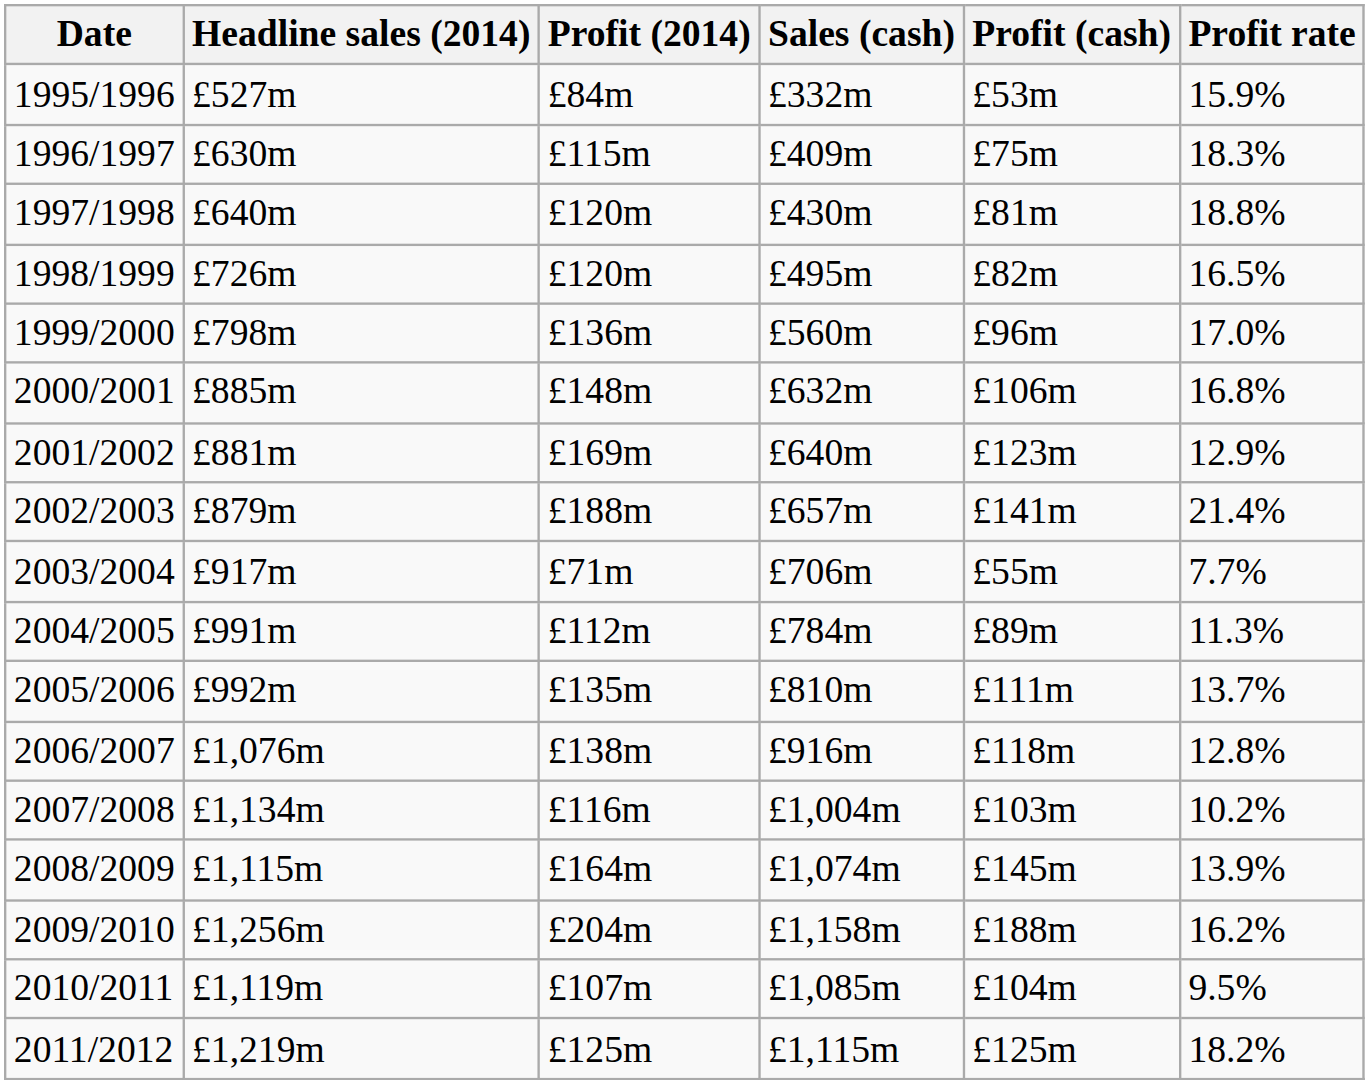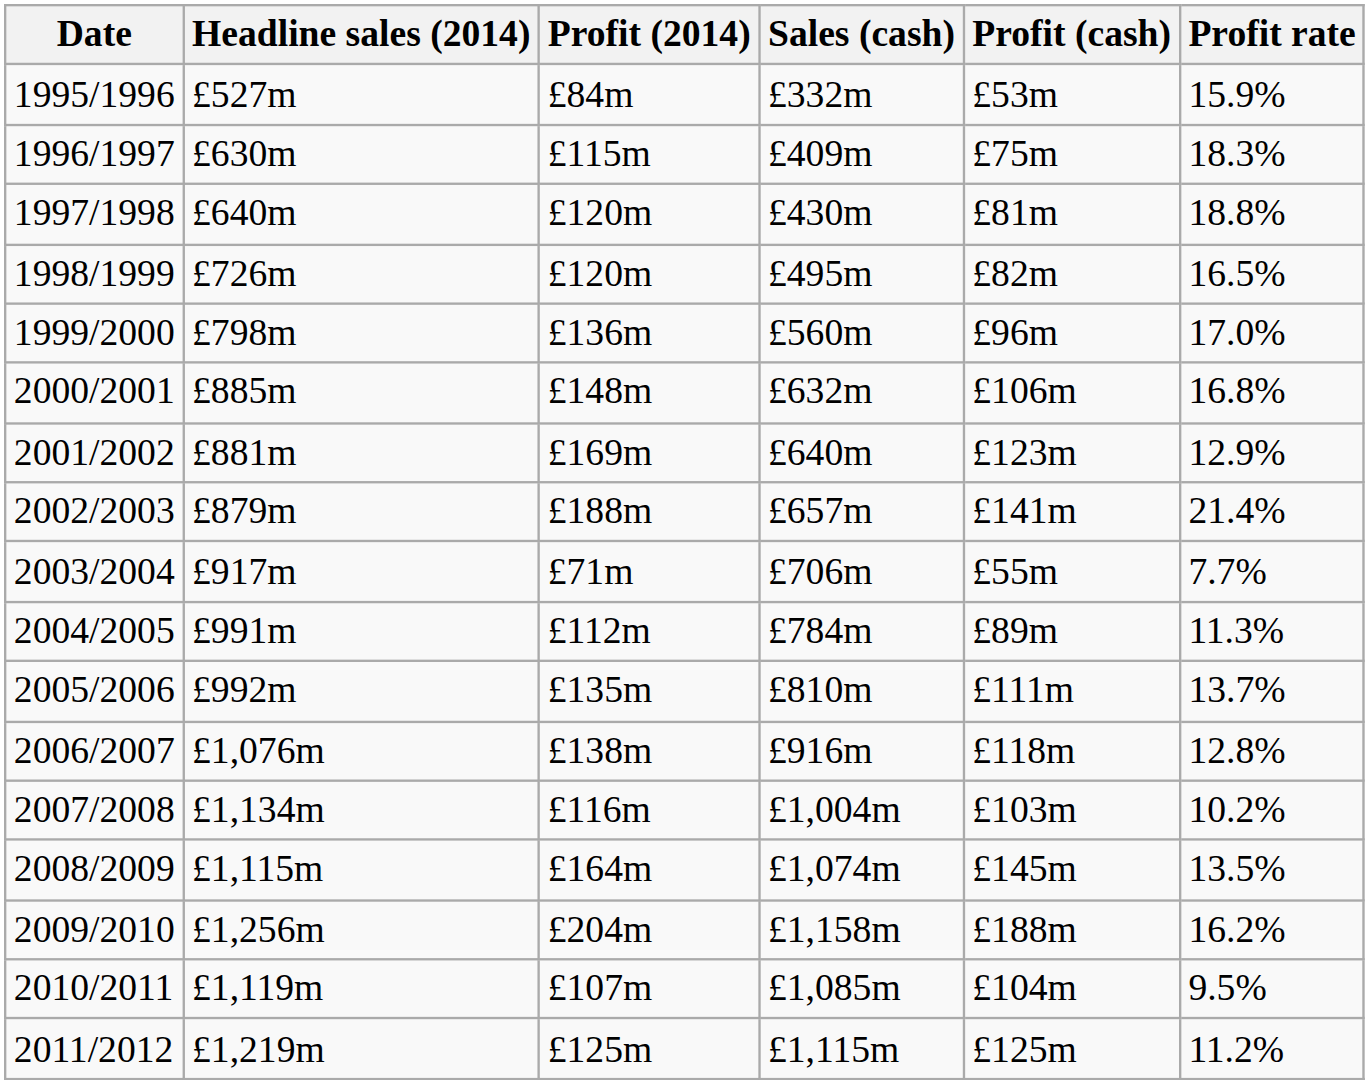(1237, 869) 13.9% -> (1237, 869) 13.5%
(1237, 1048) 18.2% -> (1236, 1048) 11.2%
